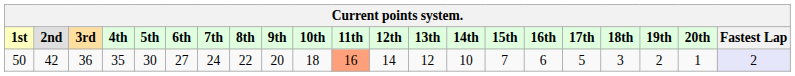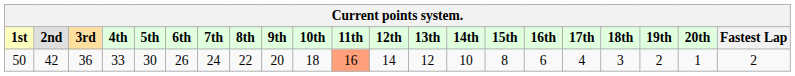(118, 60) 35 -> (118, 60) 33
(182, 60) 27 -> (182, 60) 26
(505, 60) 7 -> (505, 60) 8
(582, 60) 5 -> (582, 60) 4
(754, 60) lavender background -> (754, 60) no background
